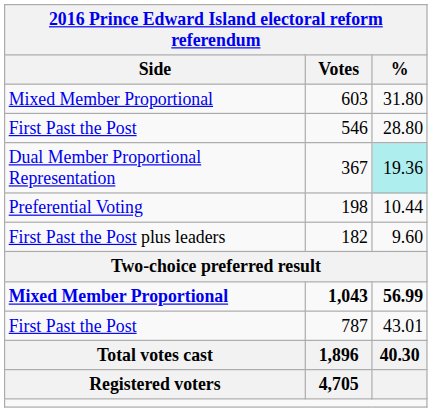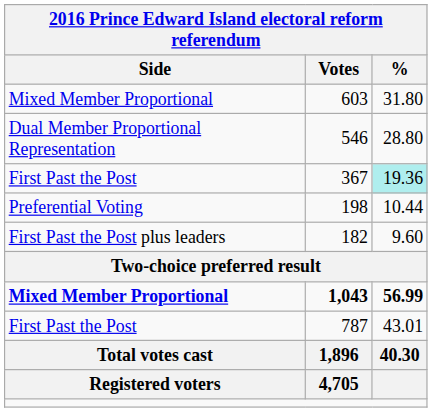(73, 128) First Past the Post -> (105, 138) Dual Member Proportional Representation
(105, 168) Dual Member Proportional Representation -> (73, 178) First Past the Post
